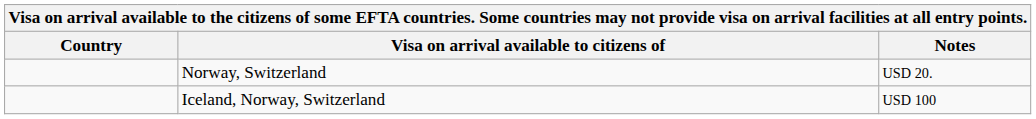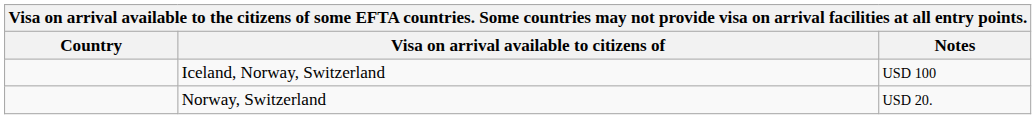rows swapped: (254, 72) <-> (283, 99)
